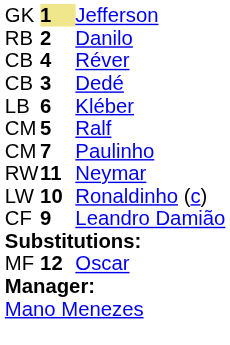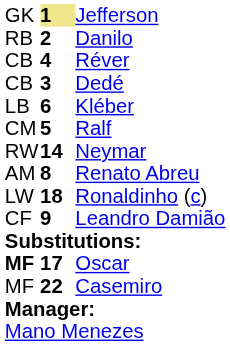- row: (115, 151)
(51, 173) 11 -> (51, 151) 14
+ row: (137, 173)
(51, 196) 10 -> (51, 196) 18
(20, 263) normal -> (20, 263) bold
(51, 263) 12 -> (51, 263) 17
+ row: (119, 286)
